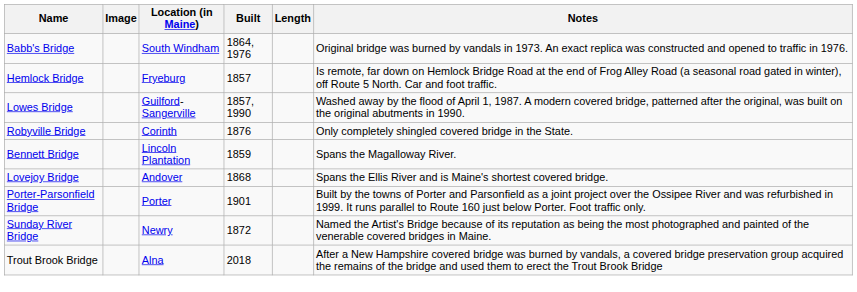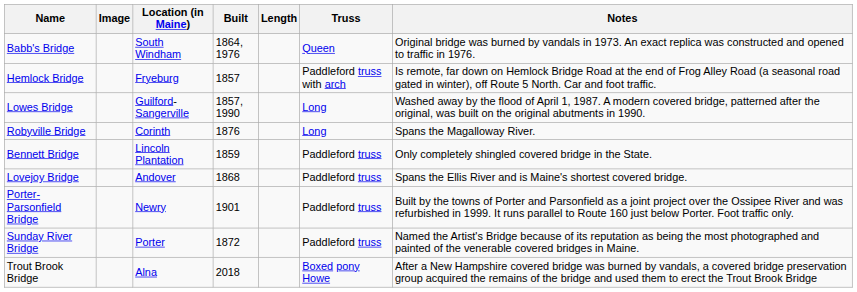+ column: (346, 19)
(444, 131) Only completely shingled covered bridge in the State. -> (465, 131) Spans the Magalloway River.
(386, 154) Spans the Magalloway River. -> (523, 154) Only completely shingled covered bridge in the State.
(157, 201) Porter -> (151, 207) Newry
(157, 230) Newry -> (150, 242) Porter
